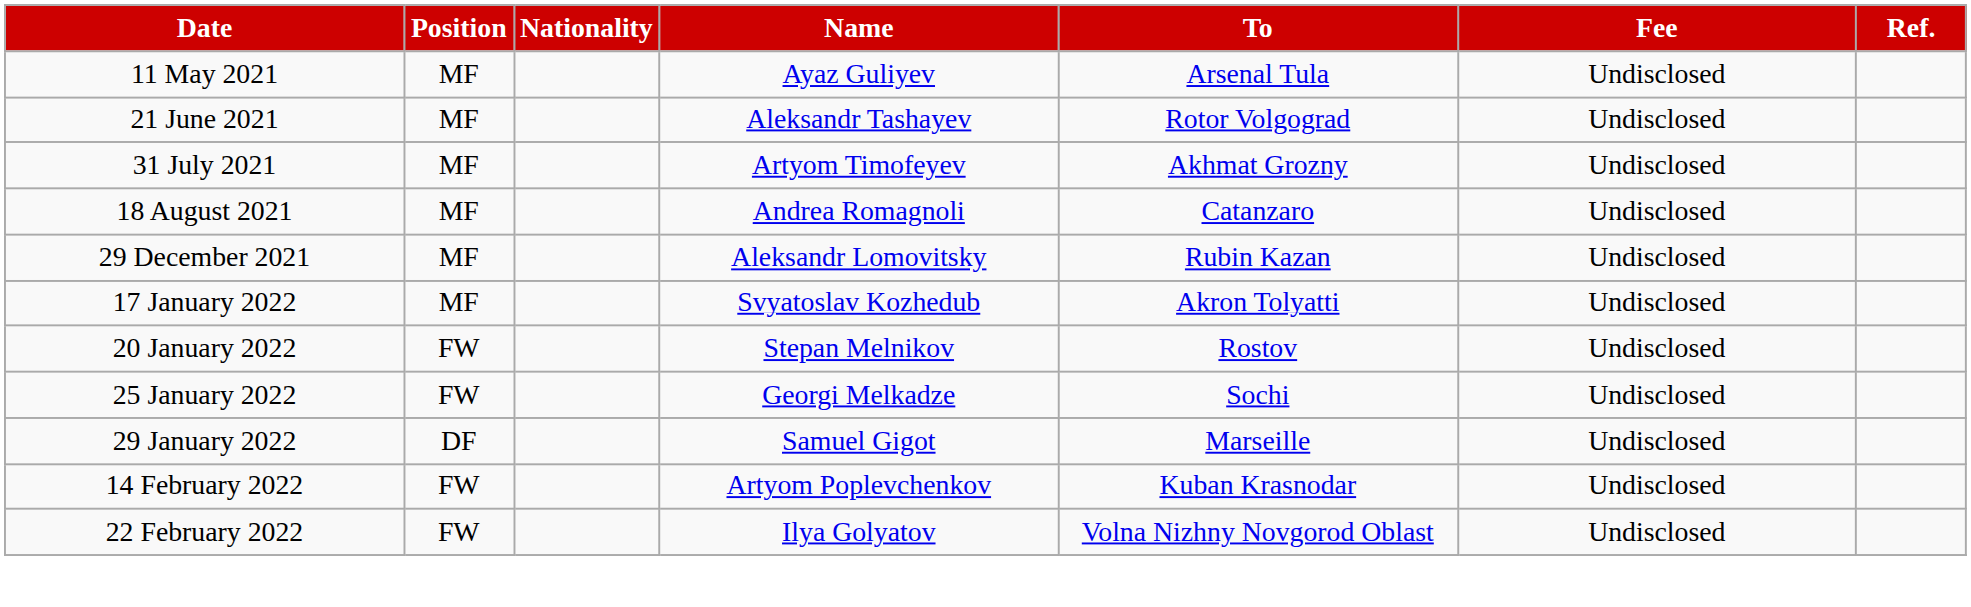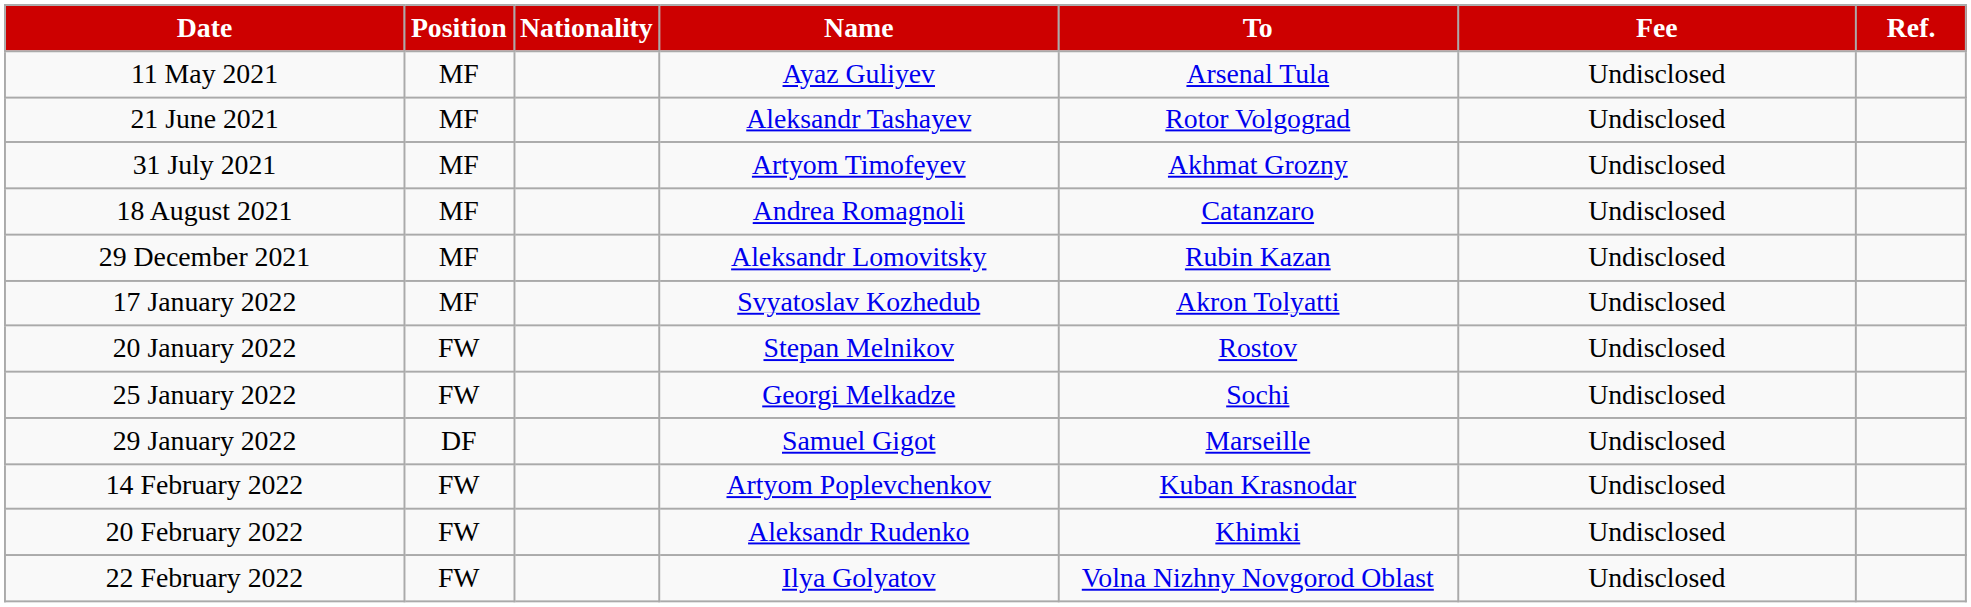+ row: (204, 532)
